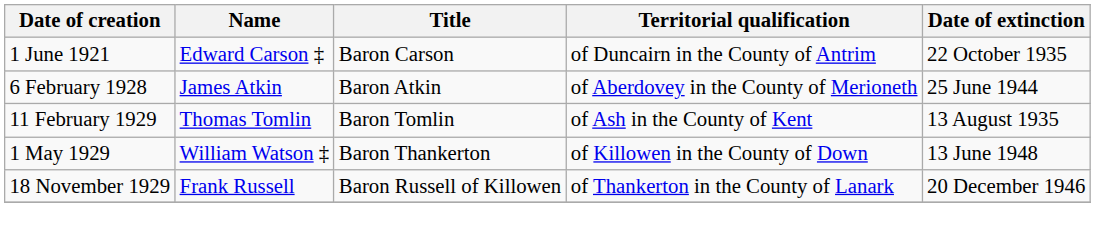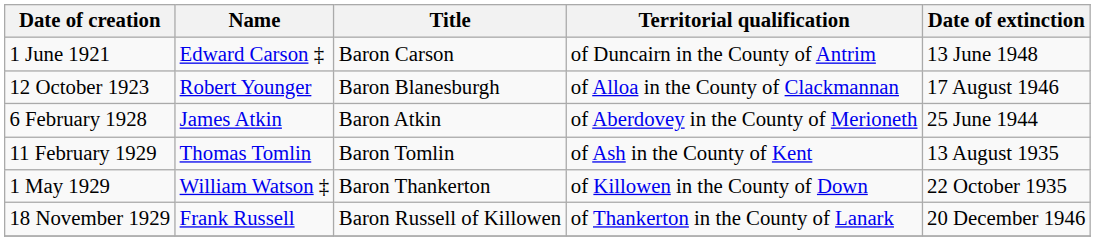(997, 53) 22 October 1935 -> (983, 53) 13 June 1948
+ row: (79, 86)
(983, 152) 13 June 1948 -> (997, 185) 22 October 1935
